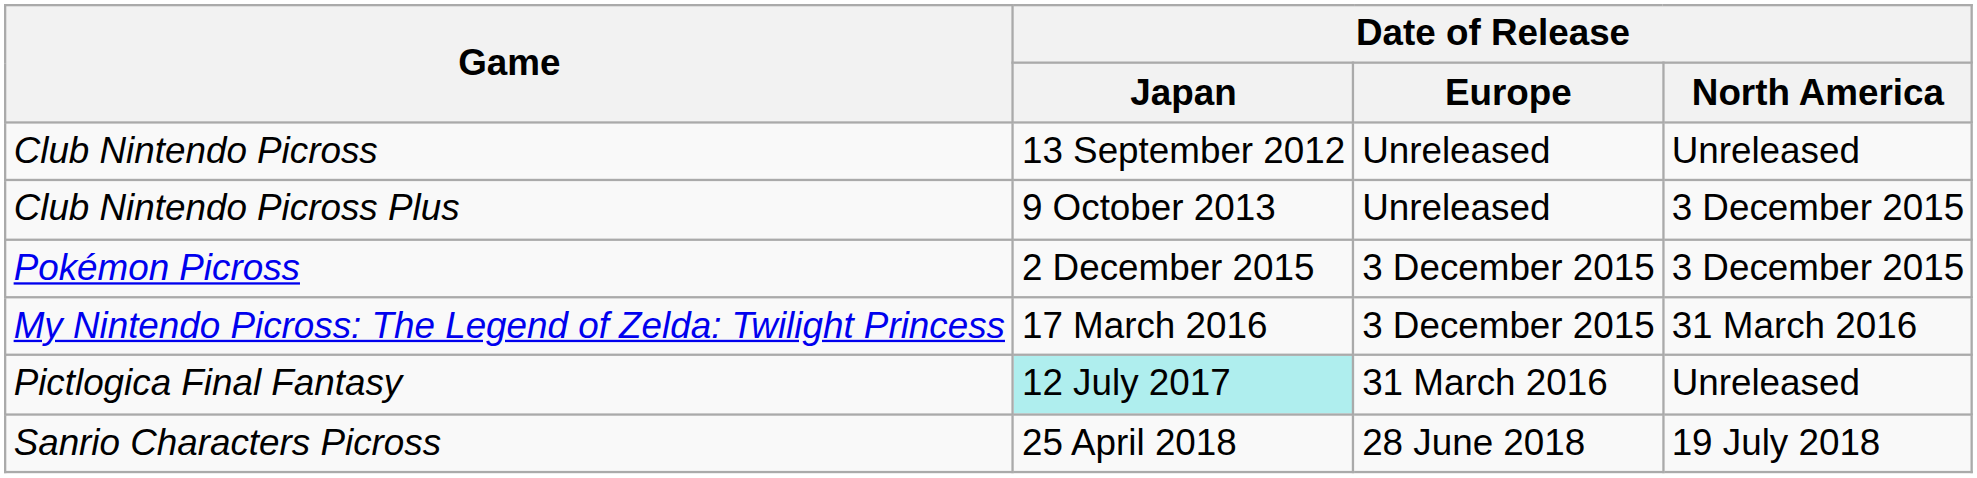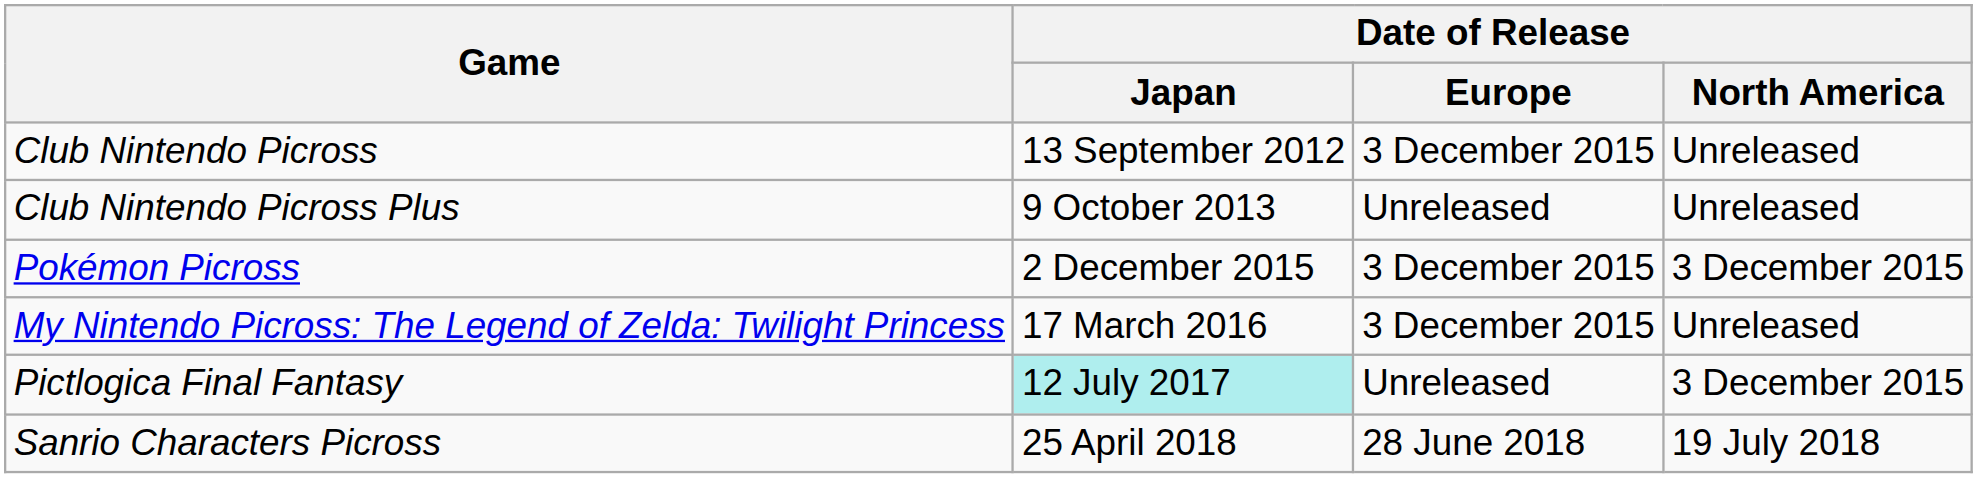(1456, 150) Unreleased -> (1508, 150) 3 December 2015
(1818, 208) 3 December 2015 -> (1766, 208) Unreleased
(1794, 325) 31 March 2016 -> (1766, 325) Unreleased
(1485, 383) 31 March 2016 -> (1456, 383) Unreleased
(1766, 383) Unreleased -> (1818, 383) 3 December 2015
